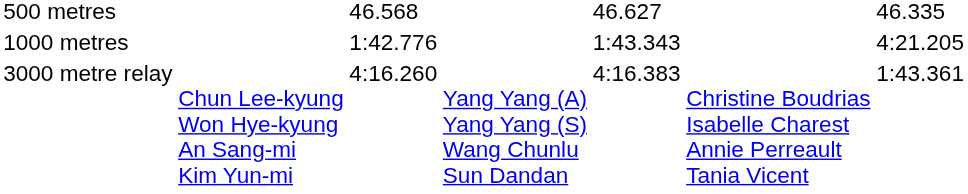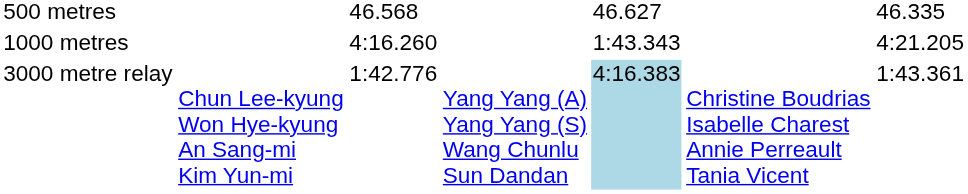(393, 42) 1:42.776 -> (393, 42) 4:16.260
(393, 73) 4:16.260 -> (393, 73) 1:42.776
(637, 73) no background -> (637, 73) lightblue background
